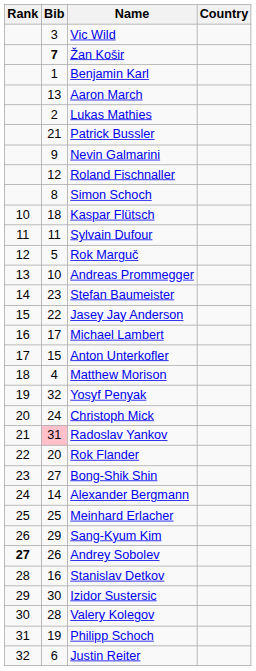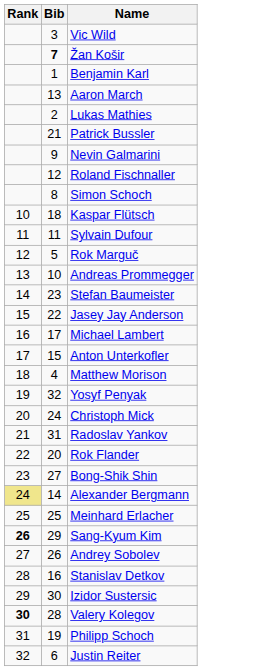- column: (224, 14)
(54, 435) pink background -> (54, 435) no background
(23, 495) no background -> (23, 495) khaki background
(23, 535) normal -> (23, 535) bold
(23, 555) bold -> (23, 555) normal
(23, 615) normal -> (23, 615) bold
